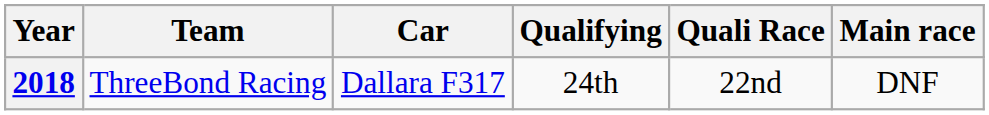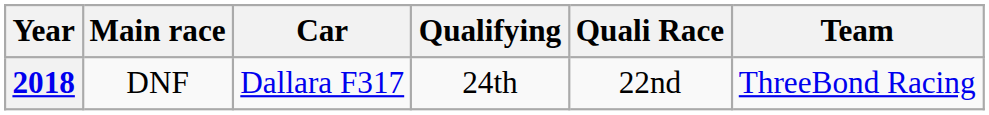columns swapped: (208, 30) <-> (907, 30)
